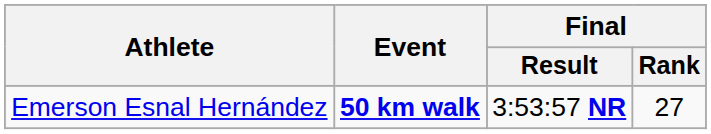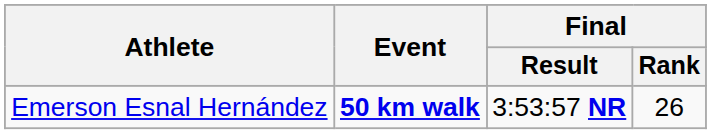(669, 108) 27 -> (669, 108) 26
